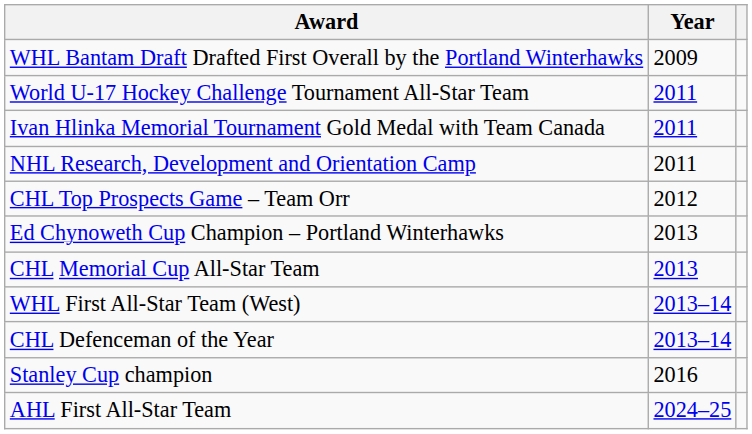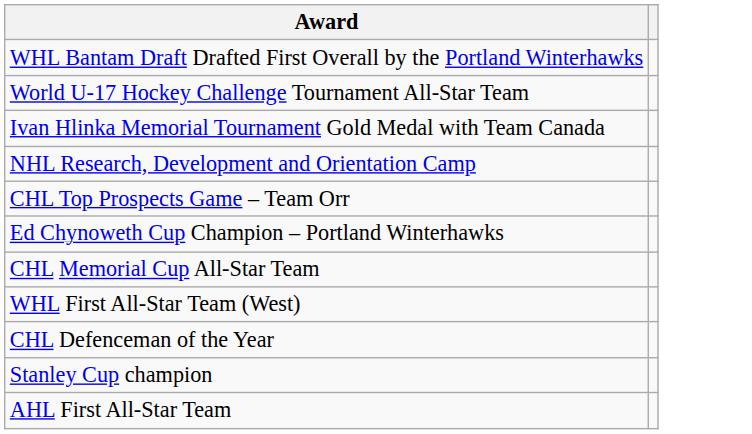- column: (692, 22)
